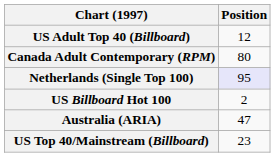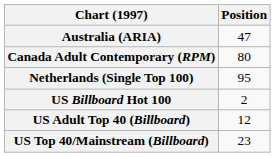rows swapped: (111, 120) <-> (111, 36)
(244, 78) lavender background -> (244, 78) no background
